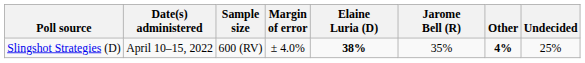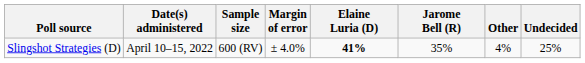(354, 48) 38% -> (354, 48) 41%
(503, 48) bold -> (503, 48) normal
